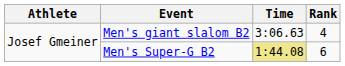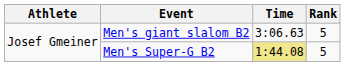(323, 33) 4 -> (323, 33) 5
(323, 52) 6 -> (323, 52) 5
